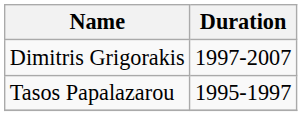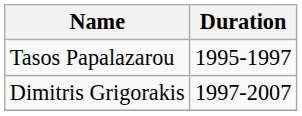rows swapped: (92, 92) <-> (97, 57)
